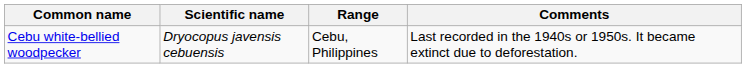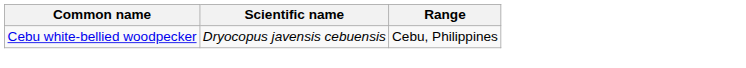- column: (574, 15)
